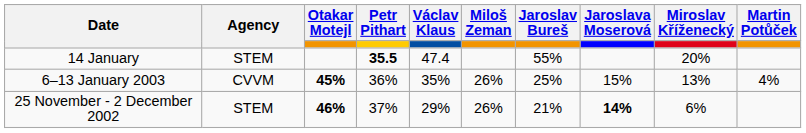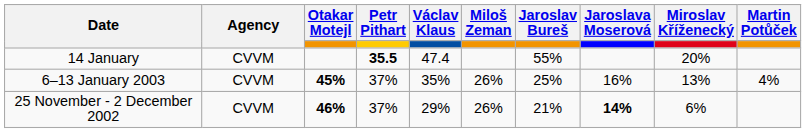(253, 58) STEM -> (253, 58) CVVM
(383, 79) 36% -> (383, 79) 37%
(617, 79) 15% -> (617, 79) 16%
(253, 109) STEM -> (253, 109) CVVM
